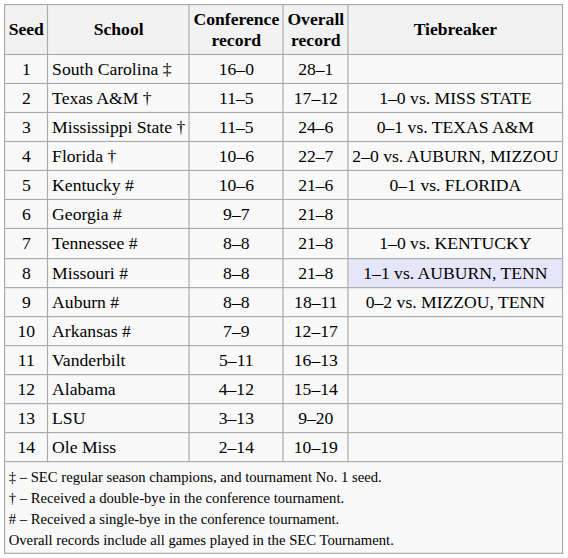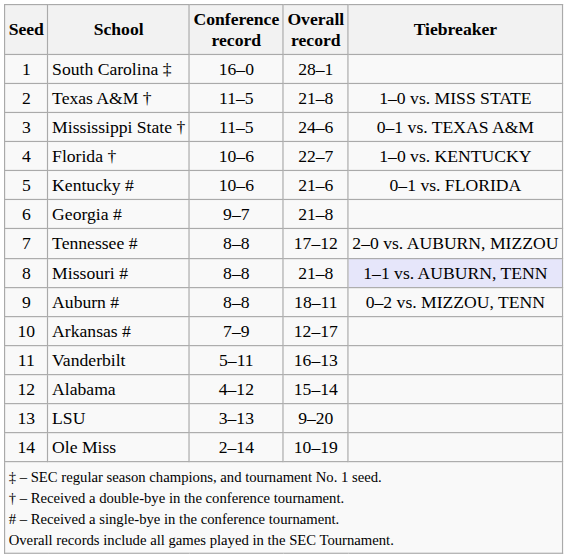(316, 98) 17–12 -> (316, 98) 21–8
(455, 156) 2–0 vs. AUBURN, MIZZOU -> (455, 156) 1–0 vs. KENTUCKY
(316, 243) 21–8 -> (316, 243) 17–12
(455, 243) 1–0 vs. KENTUCKY -> (455, 243) 2–0 vs. AUBURN, MIZZOU
